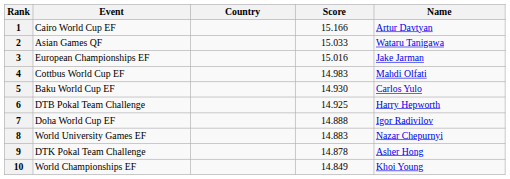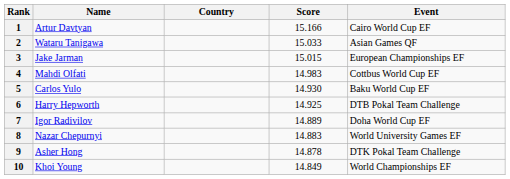columns swapped: (439, 12) <-> (111, 12)
(334, 58) 15.016 -> (308, 58) 15.015
(334, 120) 14.888 -> (308, 120) 14.889
